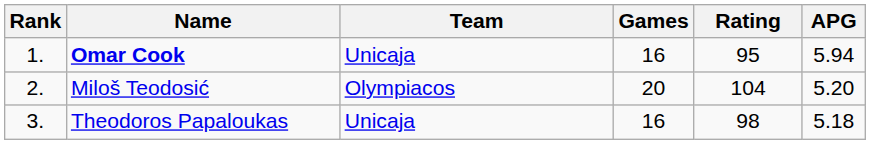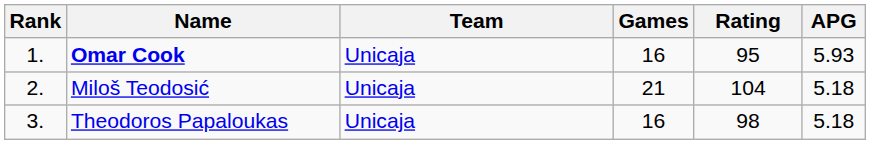(834, 54) 5.94 -> (834, 54) 5.93
(400, 88) Olympiacos -> (380, 88) Unicaja
(654, 88) 20 -> (654, 88) 21
(834, 88) 5.20 -> (834, 88) 5.18
